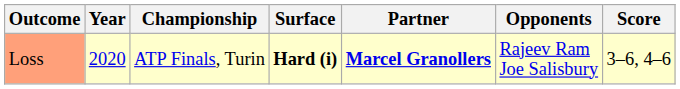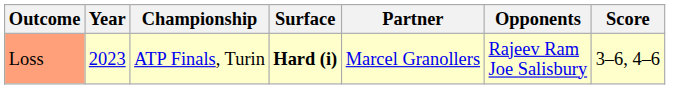(107, 58) 2020 -> (107, 58) 2023
(418, 58) bold -> (413, 58) normal
